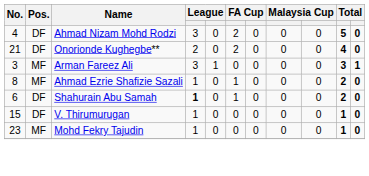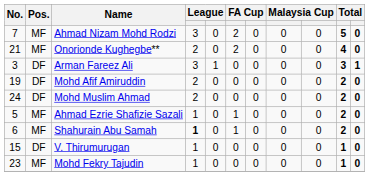(15, 33) 4 -> (15, 33) 7
(39, 33) DF -> (39, 33) MF
(39, 49) DF -> (39, 49) MF
(39, 66) MF -> (39, 66) DF
+ row: (100, 82)
+ row: (102, 98)
(15, 82) 8 -> (15, 114) 5
(39, 98) DF -> (39, 131) MF
